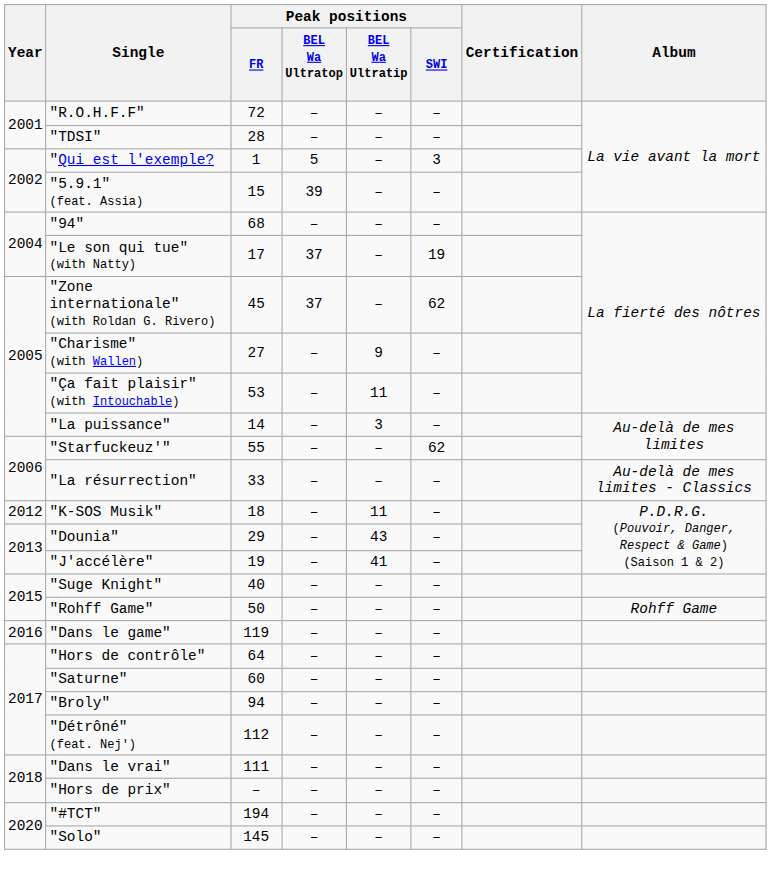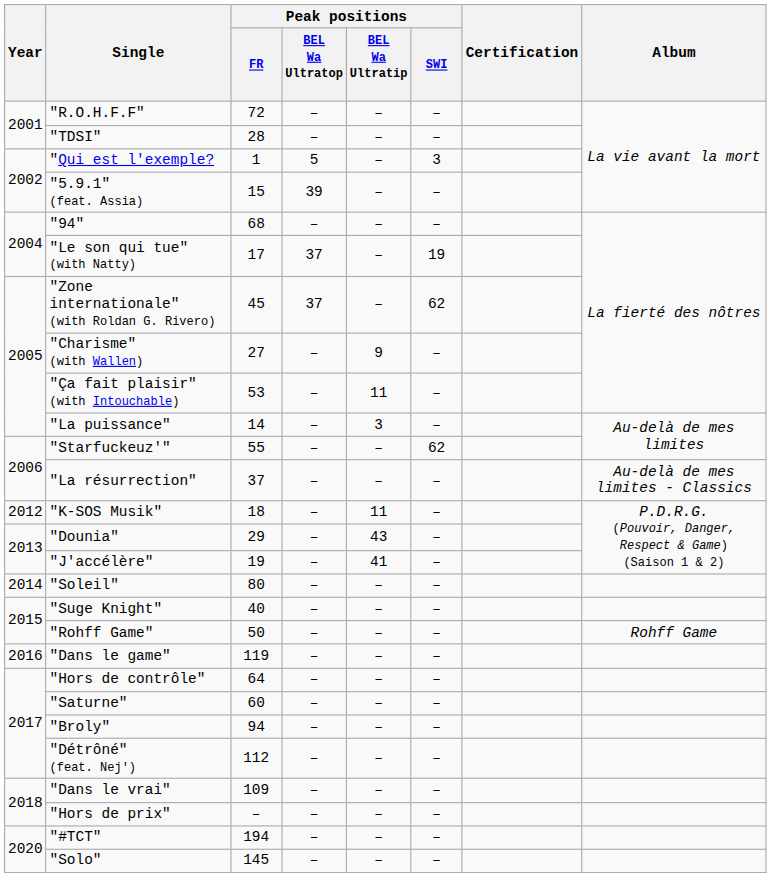(256, 480) 33 -> (256, 480) 37
+ row: (84, 586)
(256, 767) 111 -> (256, 790) 109
